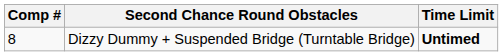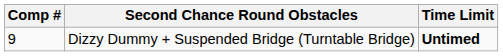(12, 39) 8 -> (12, 39) 9
